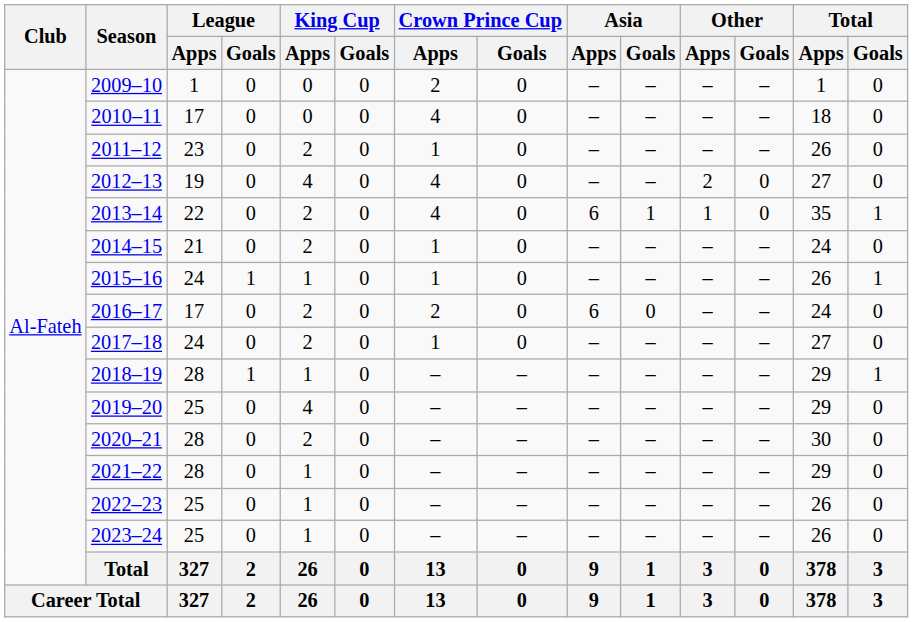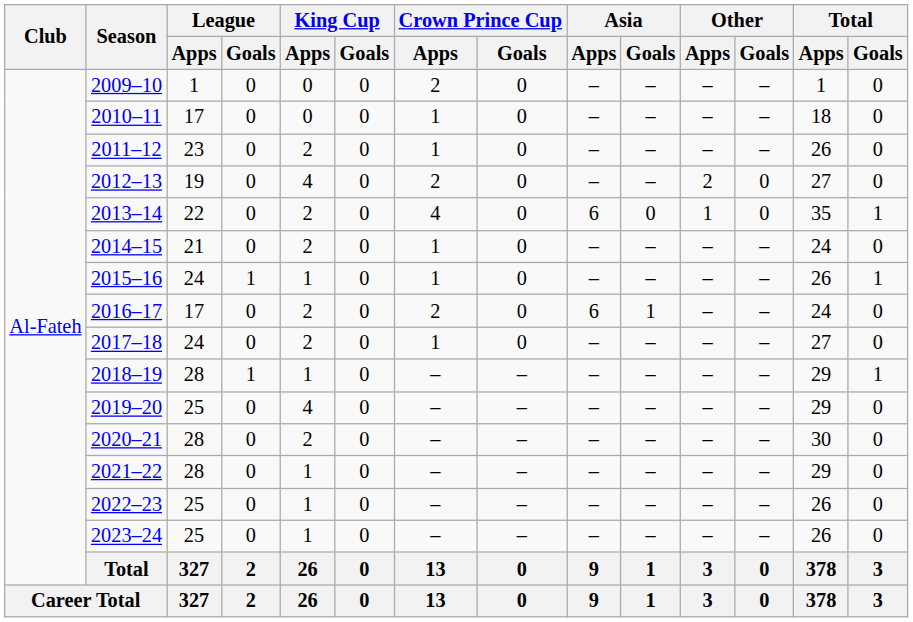(435, 117) 4 -> (435, 117) 1
(435, 181) 4 -> (435, 181) 2
(651, 213) 1 -> (651, 213) 0
(651, 310) 0 -> (651, 310) 1
